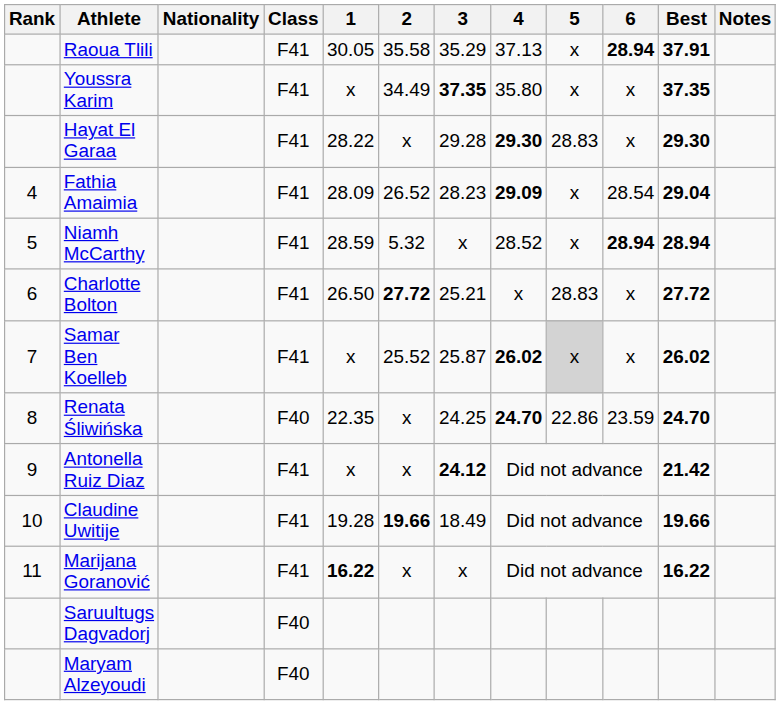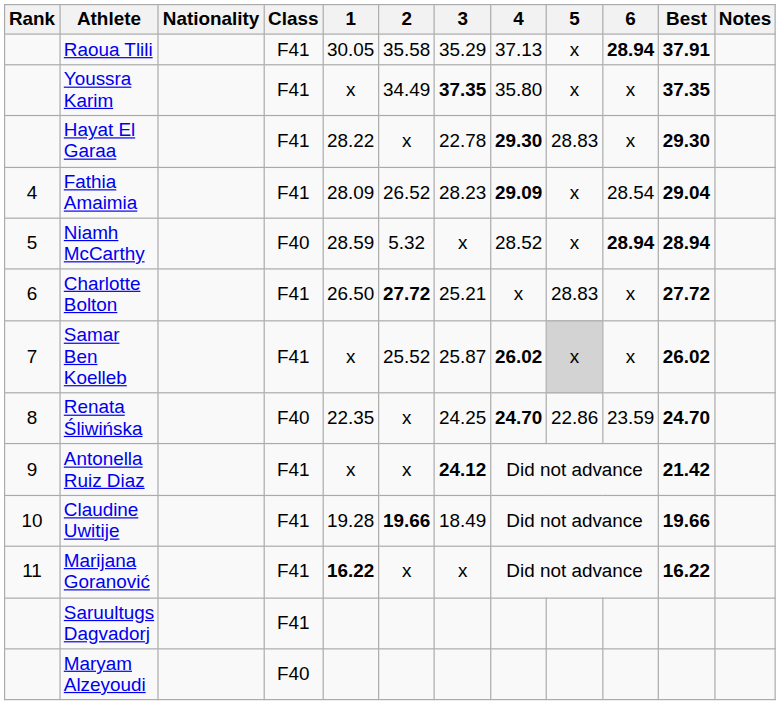(463, 141) 29.28 -> (463, 141) 22.78
(293, 243) F41 -> (293, 243) F40
(293, 623) F40 -> (293, 623) F41
